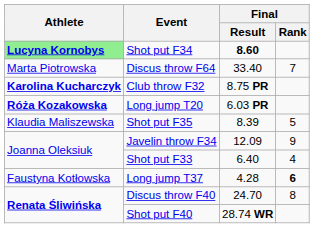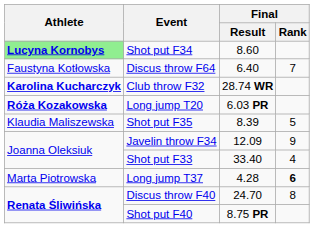(248, 50) bold -> (248, 50) normal
(52, 68) Marta Piotrowska -> (59, 68) Faustyna Kotłowska
(248, 68) 33.40 -> (248, 68) 6.40
(248, 87) 8.75 PR -> (248, 87) 28.74 WR
(248, 159) 6.40 -> (248, 159) 33.40
(59, 178) Faustyna Kotłowska -> (52, 178) Marta Piotrowska
(248, 214) 28.74 WR -> (248, 214) 8.75 PR
